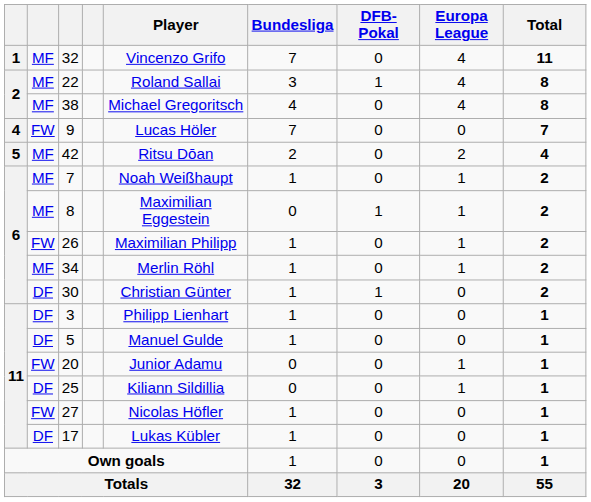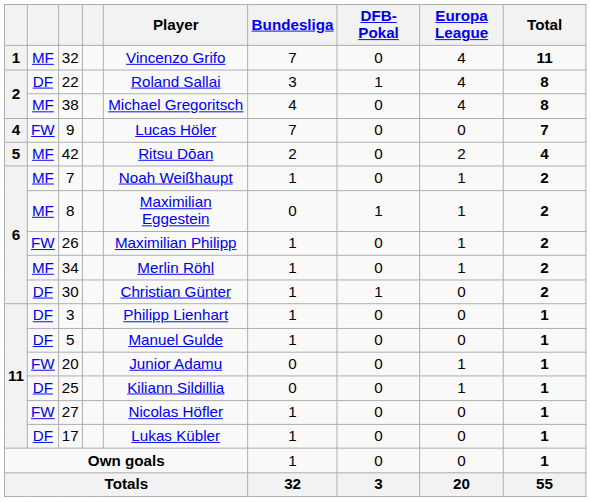(43, 81) MF -> (43, 81) DF
